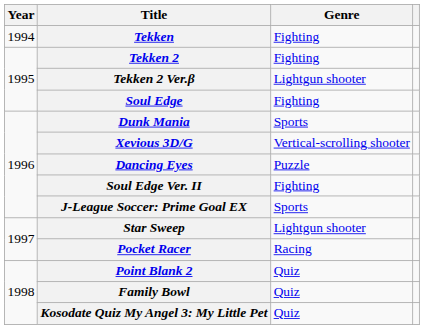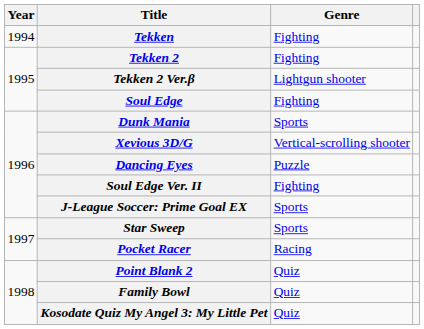(320, 228) Lightgun shooter -> (291, 228) Sports
